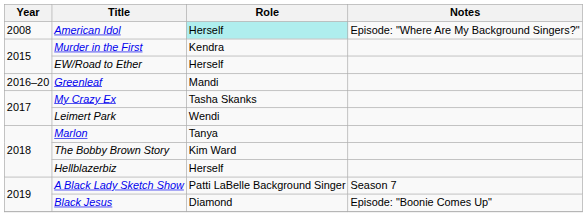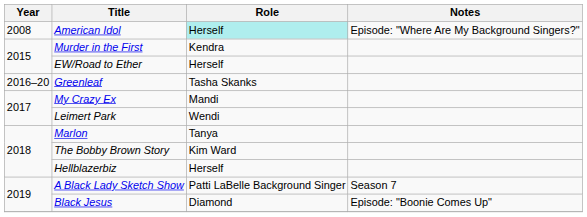(204, 82) Mandi -> (223, 82) Tasha Skanks
(223, 99) Tasha Skanks -> (204, 99) Mandi
